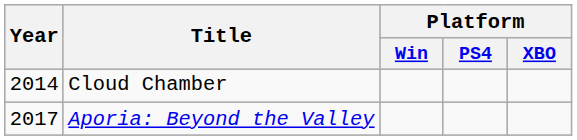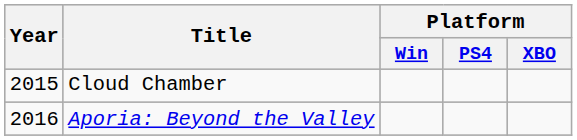(34, 86) 2014 -> (34, 86) 2015
(34, 119) 2017 -> (34, 119) 2016
